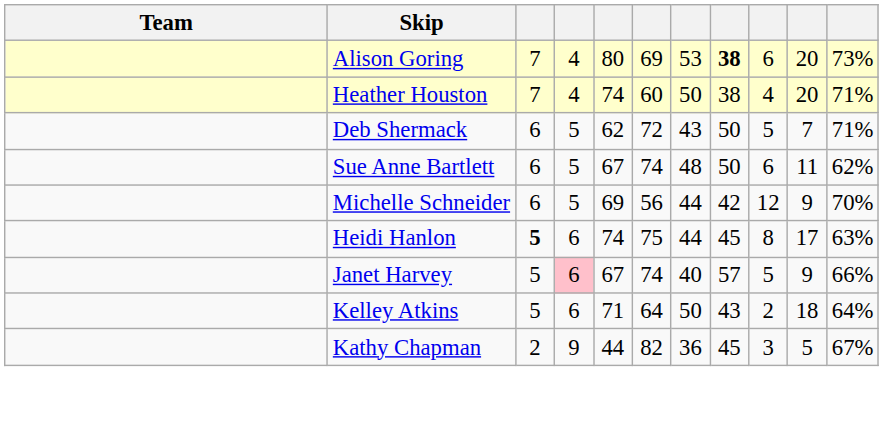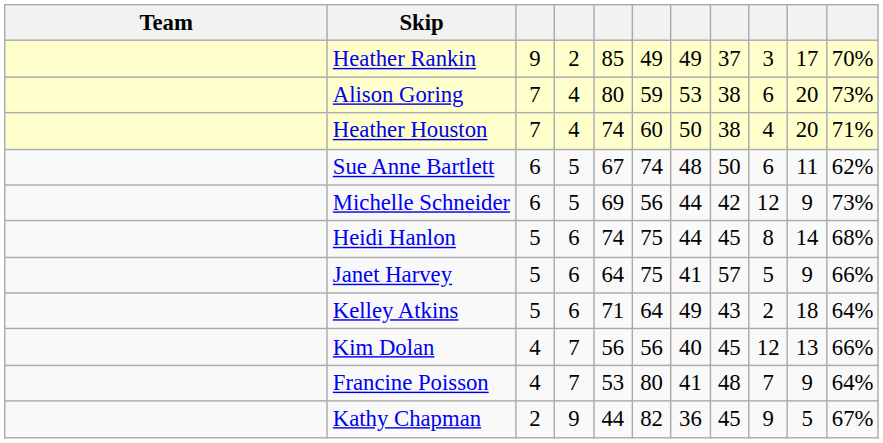+ row: (404, 58)
(652, 58) 69 -> (652, 94) 59
(729, 58) bold -> (729, 94) normal
- row: (400, 130)
(853, 202) 70% -> (853, 202) 73%
(535, 238) bold -> (535, 238) normal
(807, 238) 17 -> (807, 238) 14
(853, 238) 63% -> (853, 238) 68%
(574, 274) pink background -> (574, 274) no background
(613, 274) 67 -> (613, 274) 64
(652, 274) 74 -> (652, 274) 75
(690, 274) 40 -> (690, 274) 41
(690, 310) 50 -> (690, 310) 49
+ row: (384, 346)
+ row: (411, 382)
(768, 346) 3 -> (768, 418) 9
